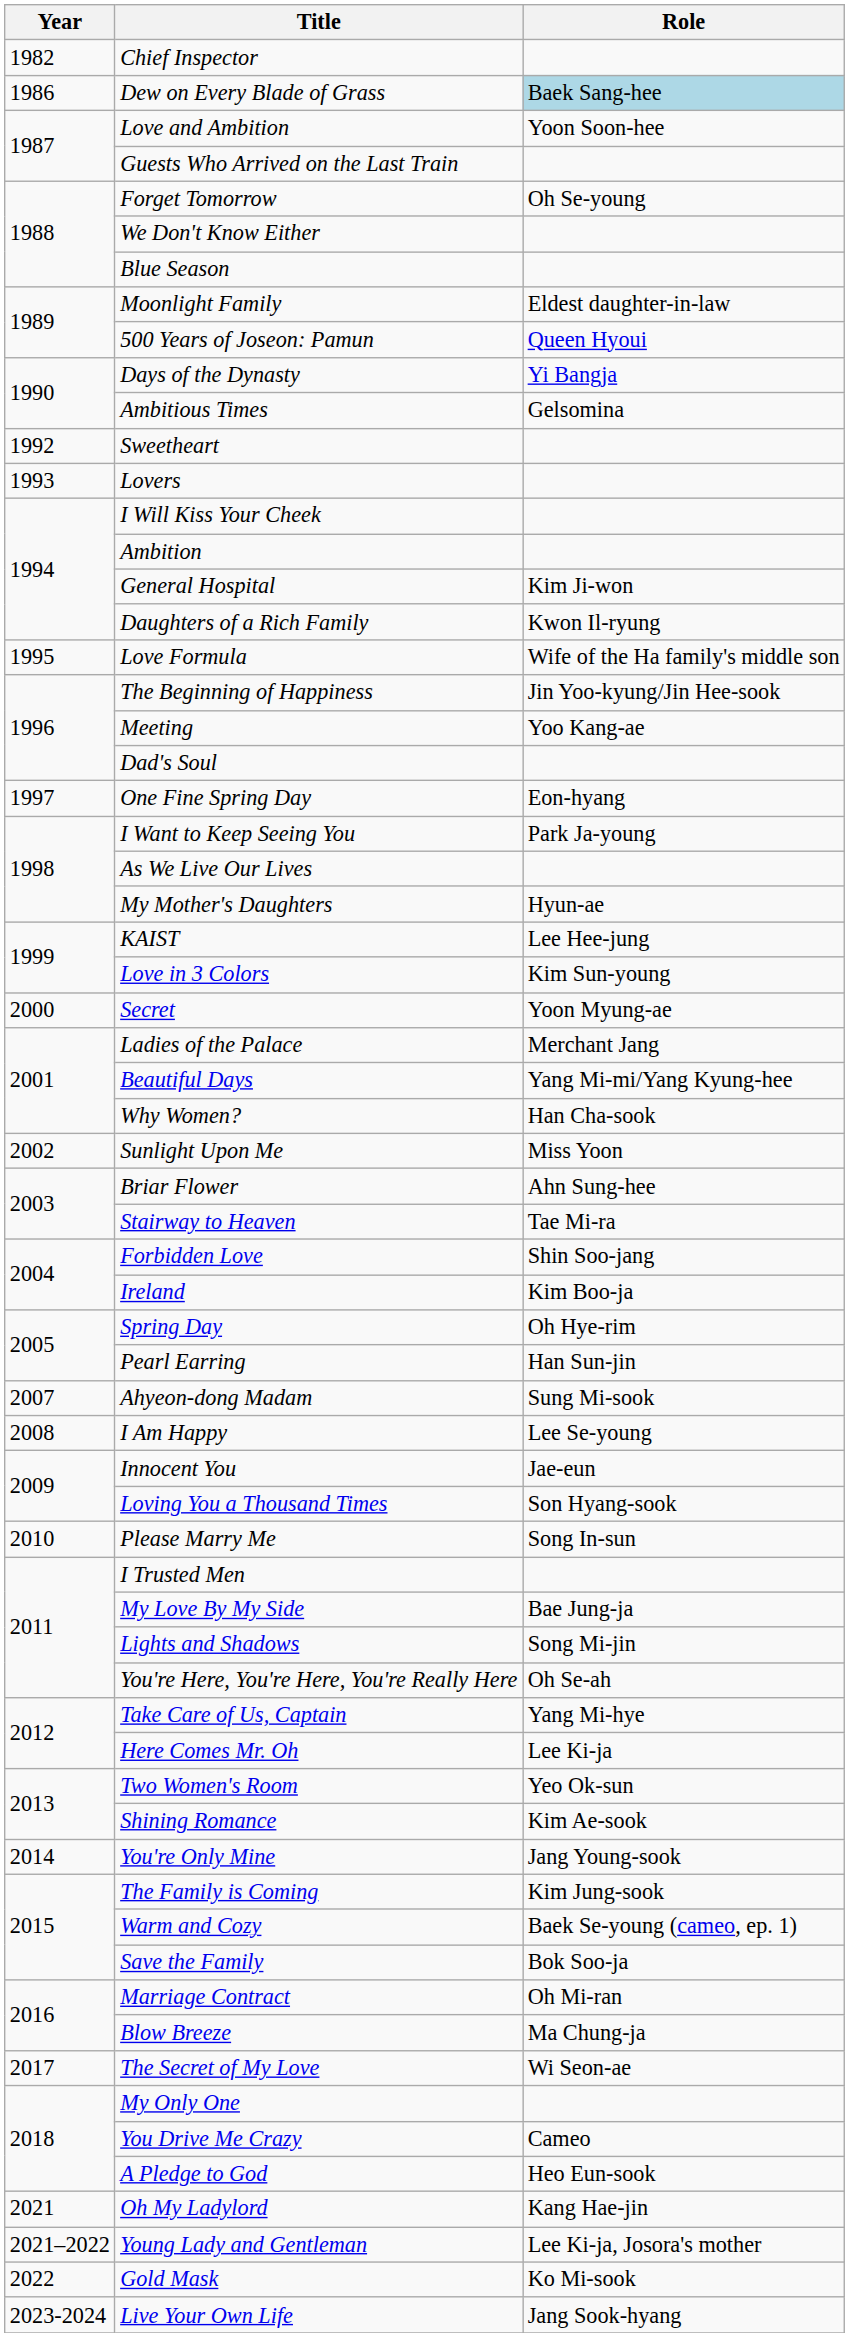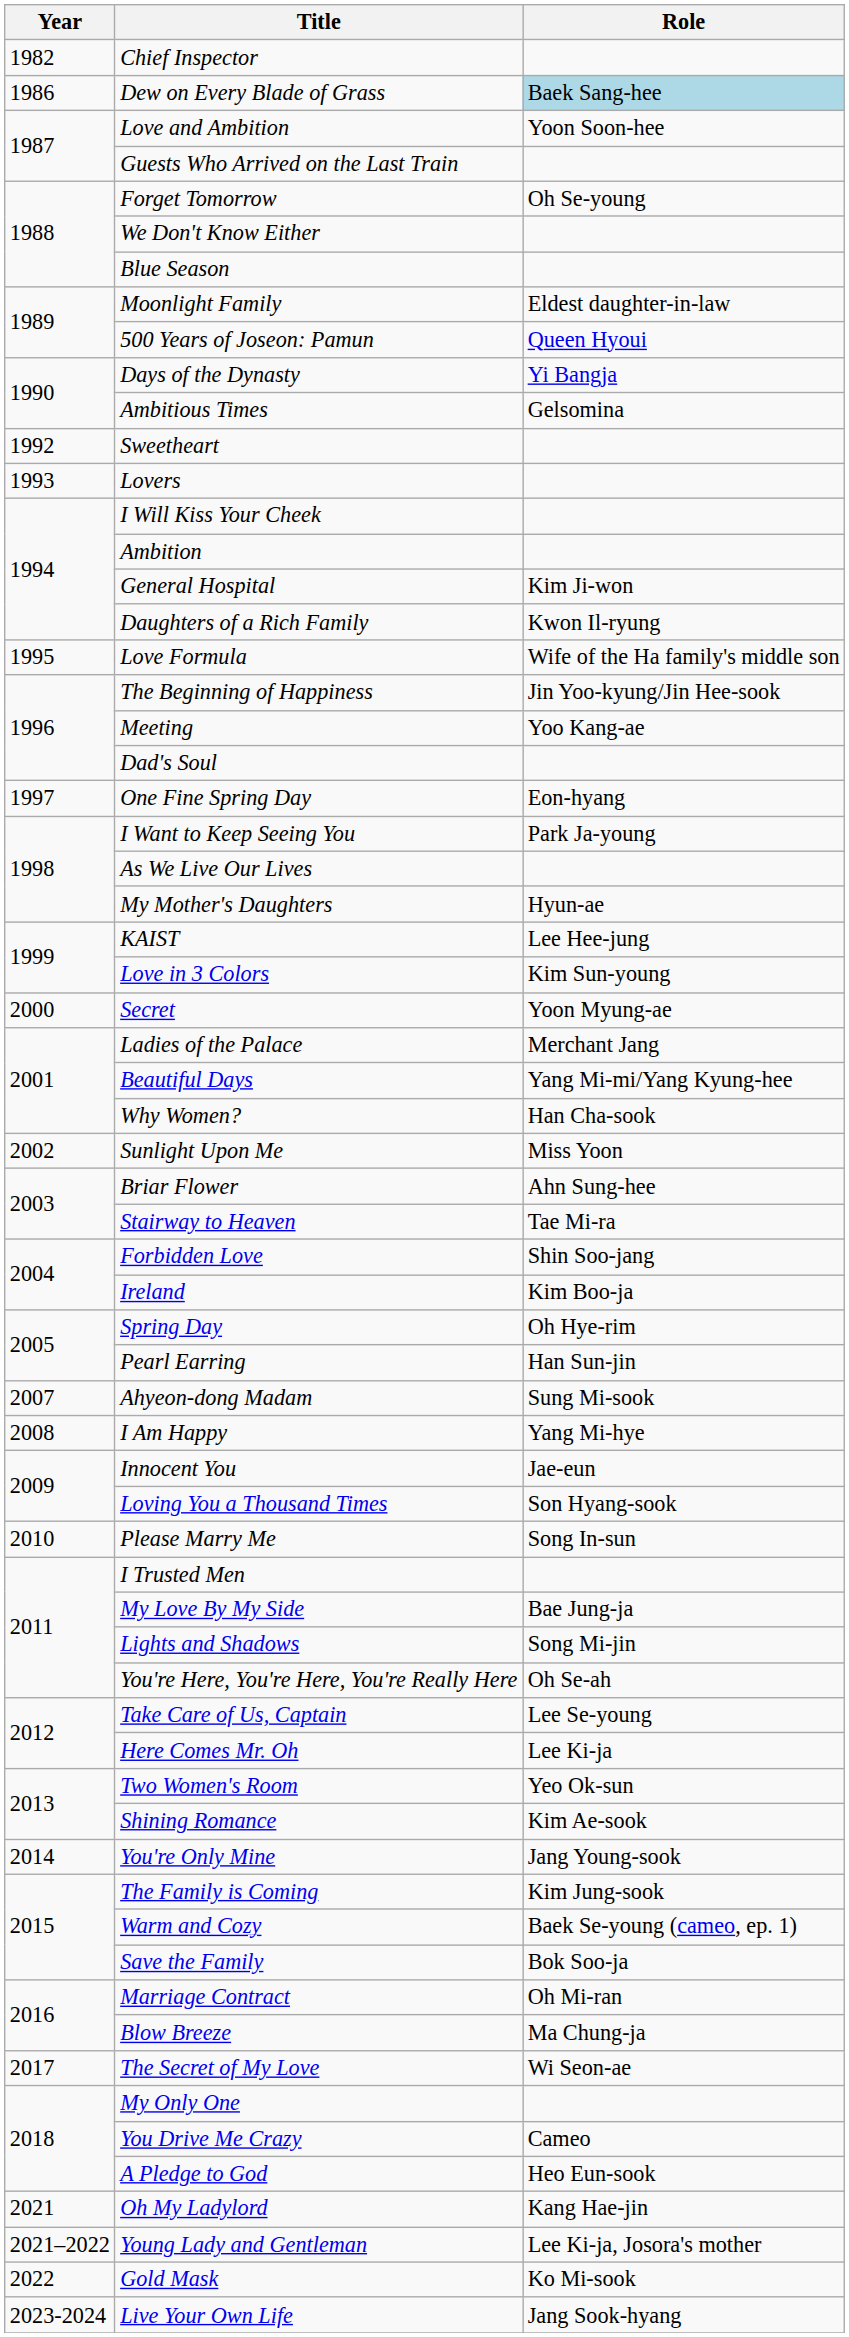(590, 1432) Lee Se-young -> (586, 1432) Yang Mi-hye
(586, 1715) Yang Mi-hye -> (590, 1715) Lee Se-young
